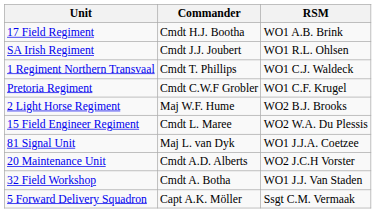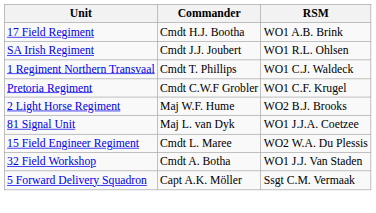rows swapped: (73, 124) <-> (41, 143)
- row: (56, 161)
